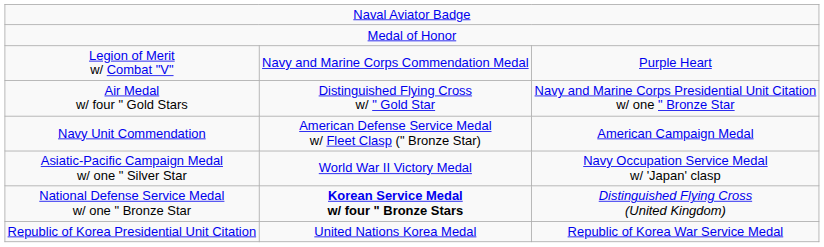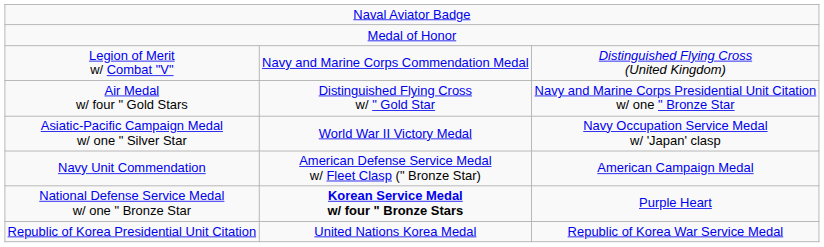(675, 63) Purple Heart -> (675, 63) Distinguished Flying Cross (United Kingdom)
rows swapped: (132, 133) <-> (132, 168)
(675, 203) Distinguished Flying Cross (United Kingdom) -> (675, 203) Purple Heart
